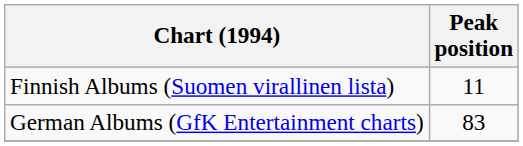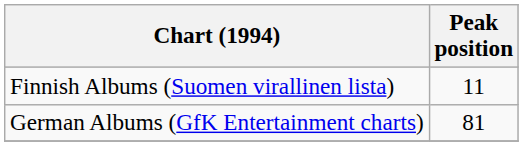(474, 122) 83 -> (474, 122) 81
